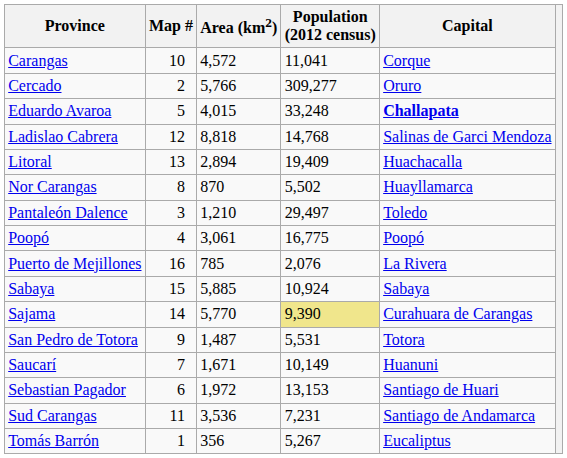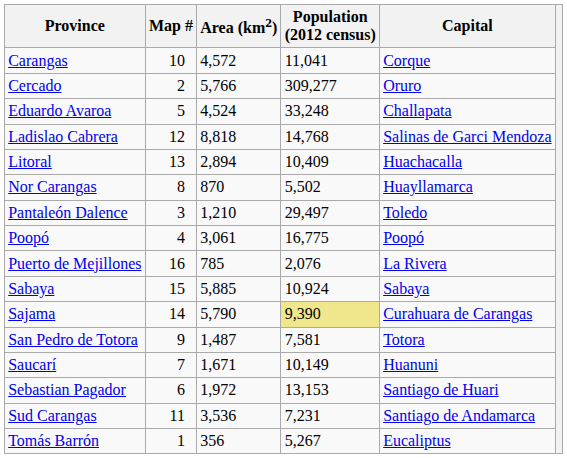(218, 111) 4,015 -> (218, 111) 4,524
(421, 111) bold -> (417, 111) normal
(307, 162) 19,409 -> (307, 162) 10,409
(218, 314) 5,770 -> (218, 314) 5,790
(303, 339) 5,531 -> (303, 339) 7,581
